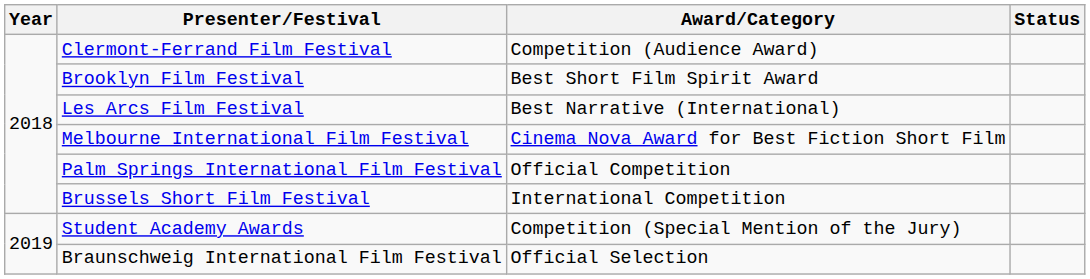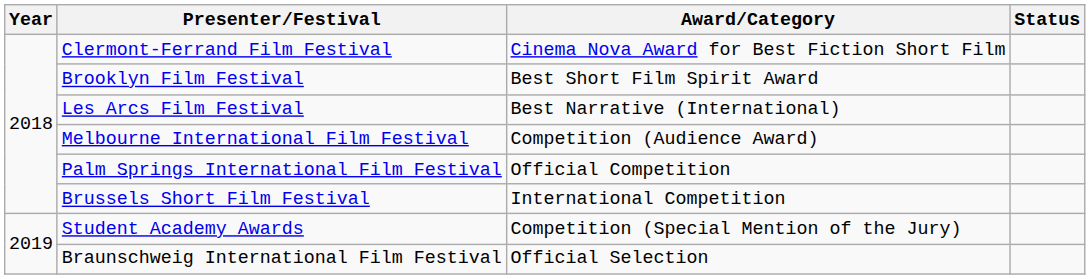(665, 50) Competition (Audience Award) -> (758, 50) Cinema Nova Award for Best Fiction Short Film
(758, 139) Cinema Nova Award for Best Fiction Short Film -> (665, 139) Competition (Audience Award)
